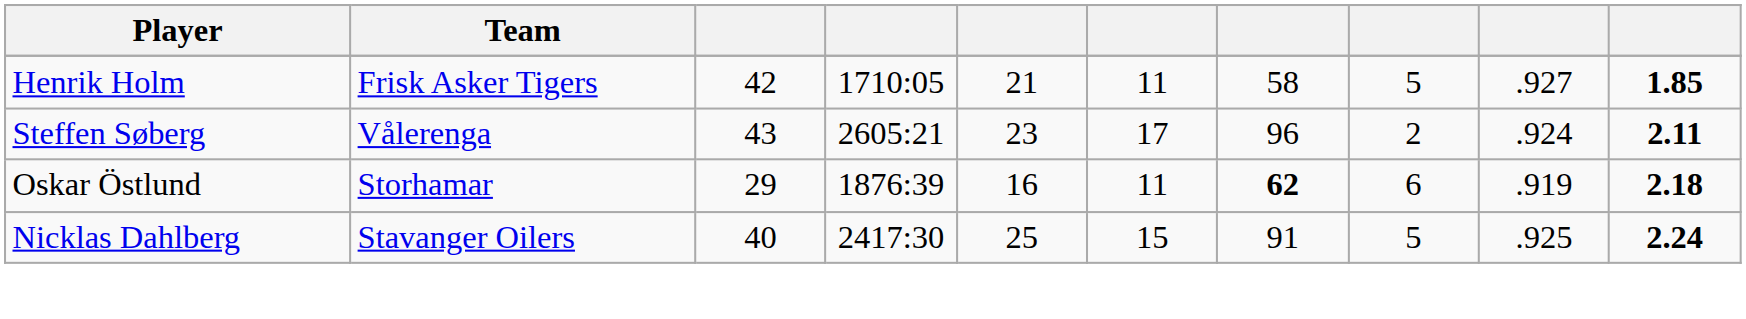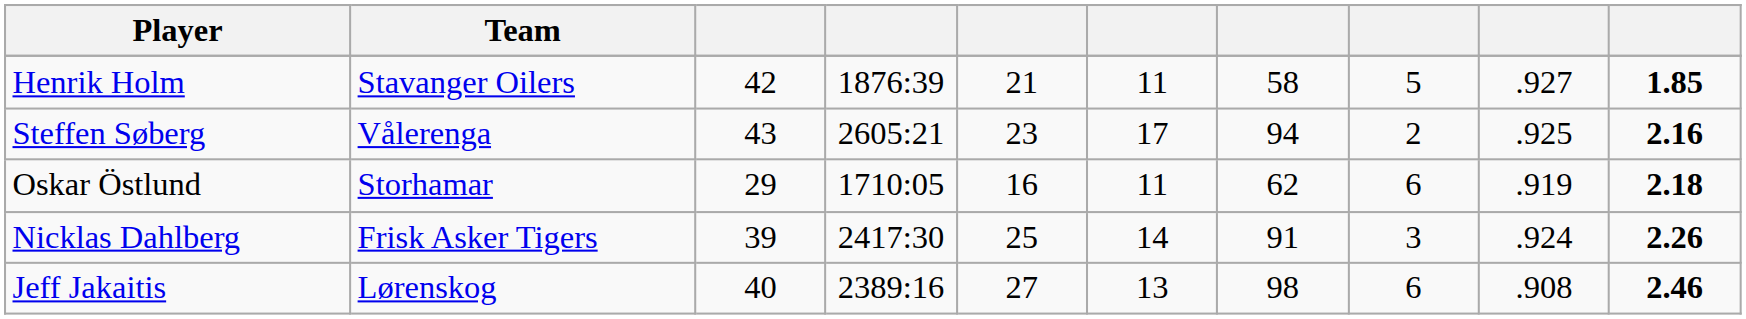(478, 81) Frisk Asker Tigers -> (466, 81) Stavanger Oilers
(891, 81) 1710:05 -> (891, 81) 1876:39
(1283, 133) 96 -> (1283, 133) 94
(1544, 133) .924 -> (1544, 133) .925
(1675, 133) 2.11 -> (1675, 133) 2.16
(891, 184) 1876:39 -> (891, 184) 1710:05
(1283, 184) bold -> (1283, 184) normal
(466, 236) Stavanger Oilers -> (478, 236) Frisk Asker Tigers
(760, 236) 40 -> (760, 236) 39
(1152, 236) 15 -> (1152, 236) 14
(1413, 236) 5 -> (1413, 236) 3
(1544, 236) .925 -> (1544, 236) .924
(1675, 236) 2.24 -> (1675, 236) 2.26
+ row: (89, 287)
